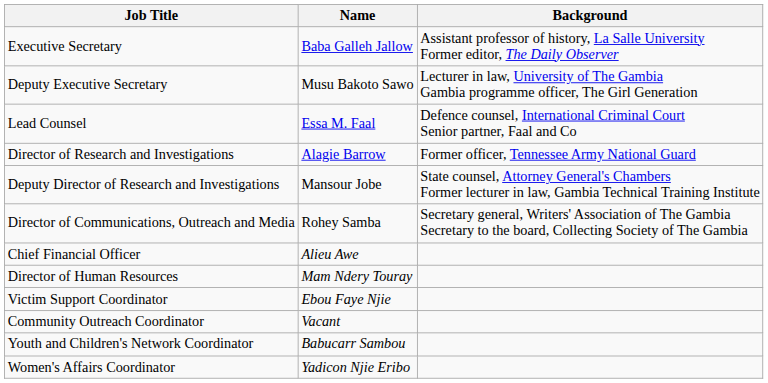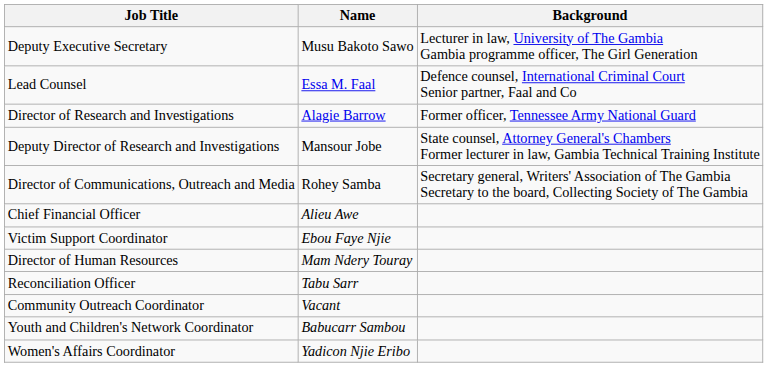- row: (65, 46)
rows swapped: (93, 276) <-> (88, 299)
+ row: (71, 283)
